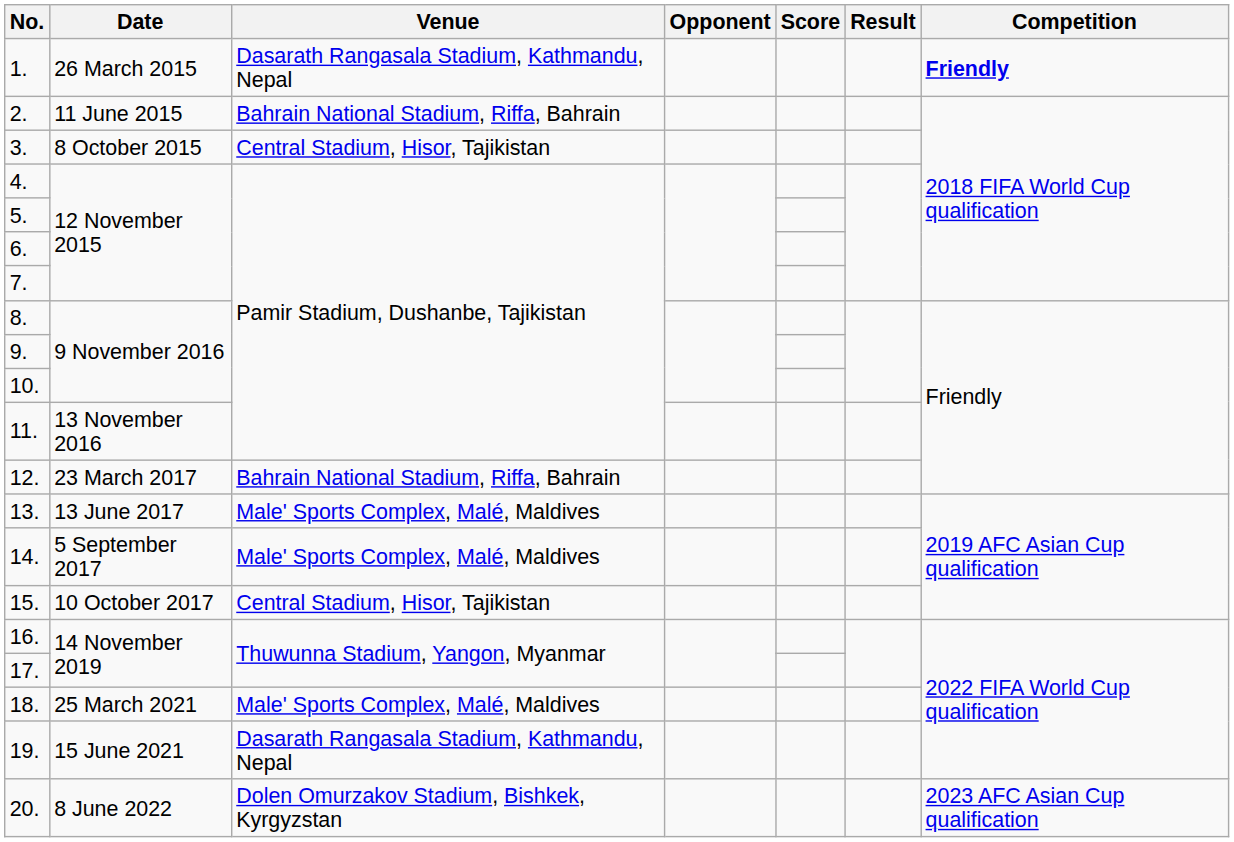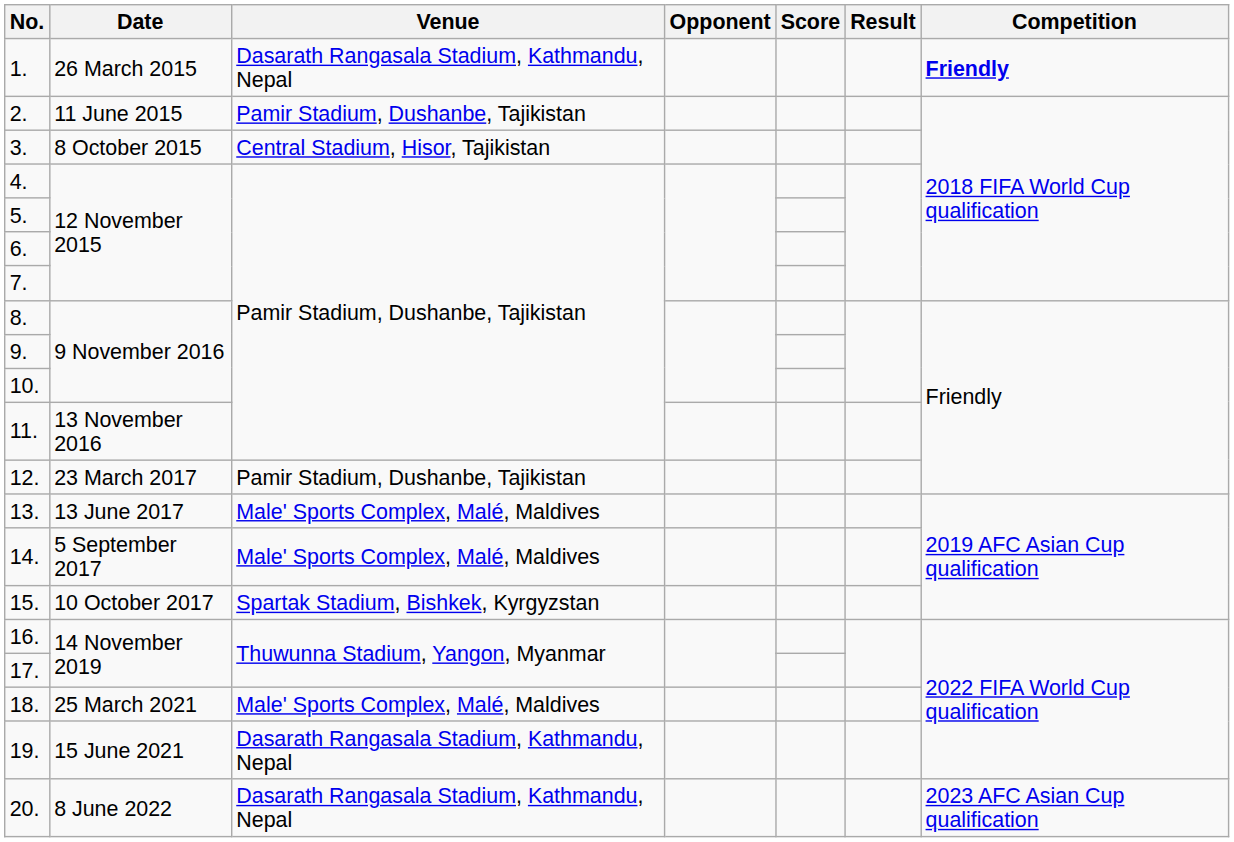(428, 114) Bahrain National Stadium, Riffa, Bahrain -> (411, 114) Pamir Stadium, Dushanbe, Tajikistan
(428, 477) Bahrain National Stadium, Riffa, Bahrain -> (411, 477) Pamir Stadium, Dushanbe, Tajikistan
(393, 603) Central Stadium, Hisor, Tajikistan -> (418, 603) Spartak Stadium, Bishkek, Kyrgyzstan
(411, 808) Dolen Omurzakov Stadium, Bishkek, Kyrgyzstan -> (440, 808) Dasarath Rangasala Stadium, Kathmandu, Nepal
